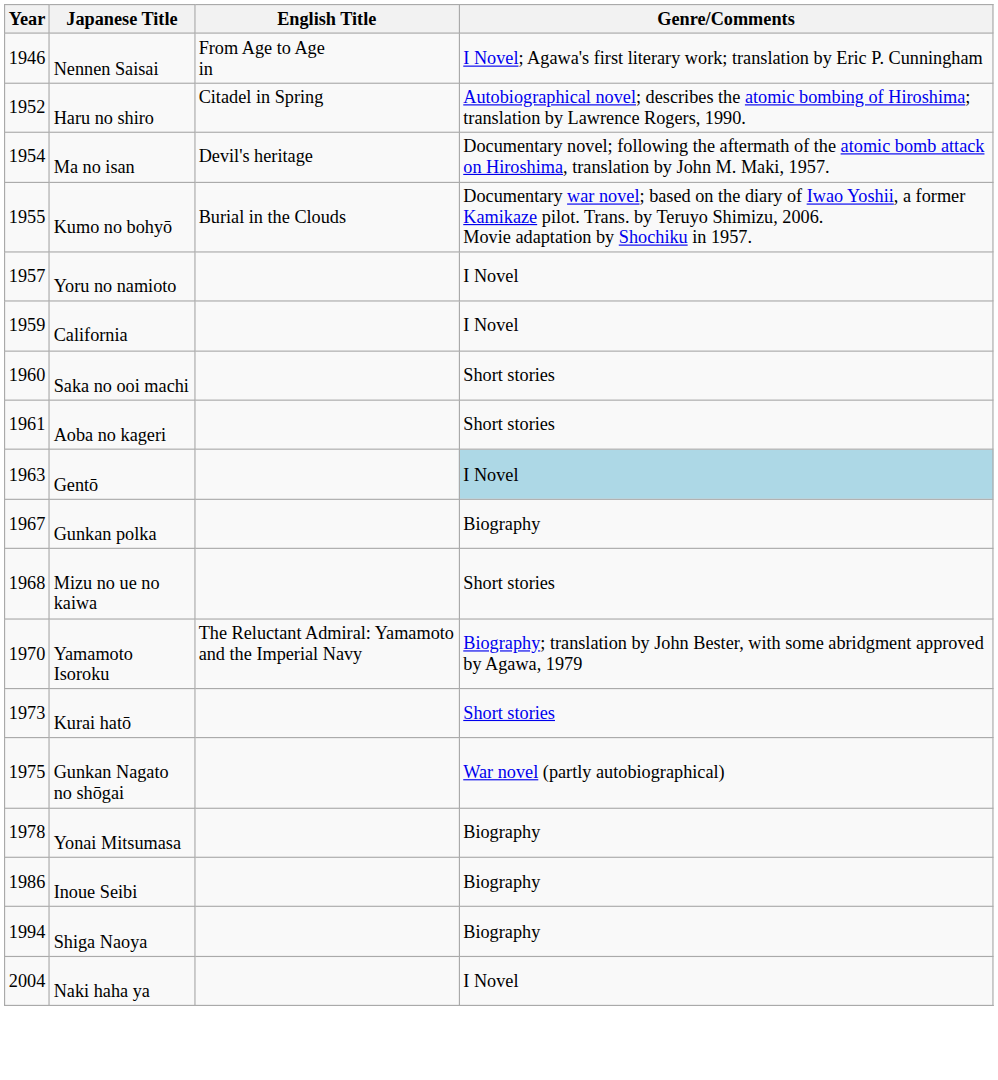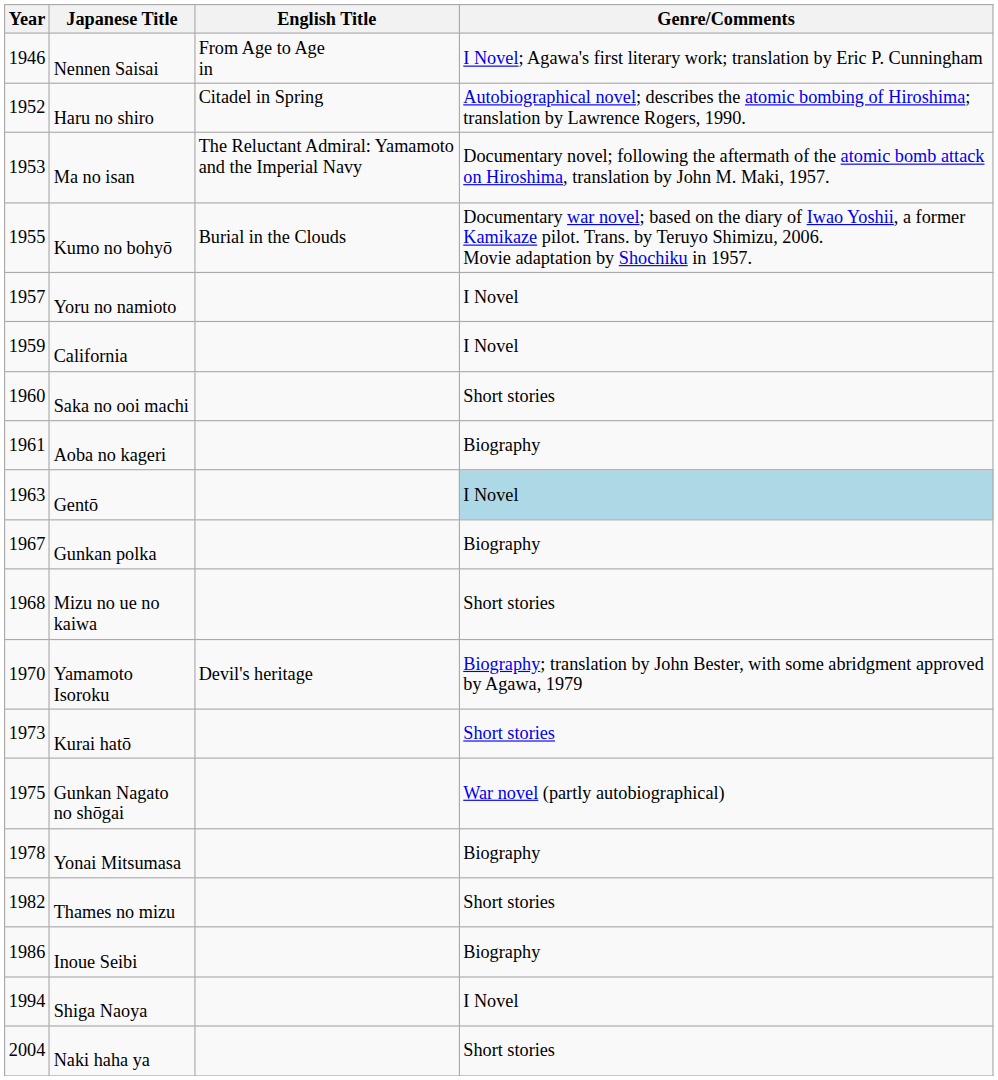(27, 157) 1954 -> (27, 167) 1953
(256, 157) Devil's heritage -> (326, 157) The Reluctant Admiral: Yamamoto and the Imperial Navy
(509, 424) Short stories -> (502, 445) Biography
(326, 643) The Reluctant Admiral: Yamamoto and the Imperial Navy -> (256, 673) Devil's heritage
+ row: (114, 912)
(502, 931) Biography -> (491, 1001) I Novel
(491, 980) I Novel -> (509, 1050) Short stories
